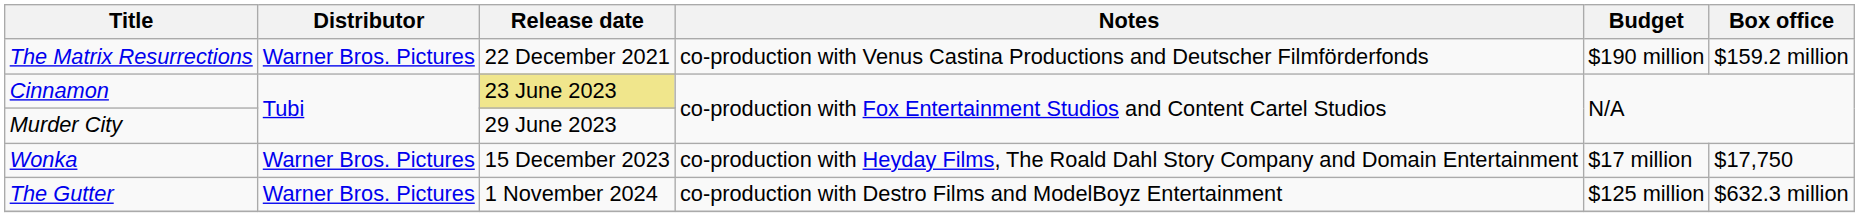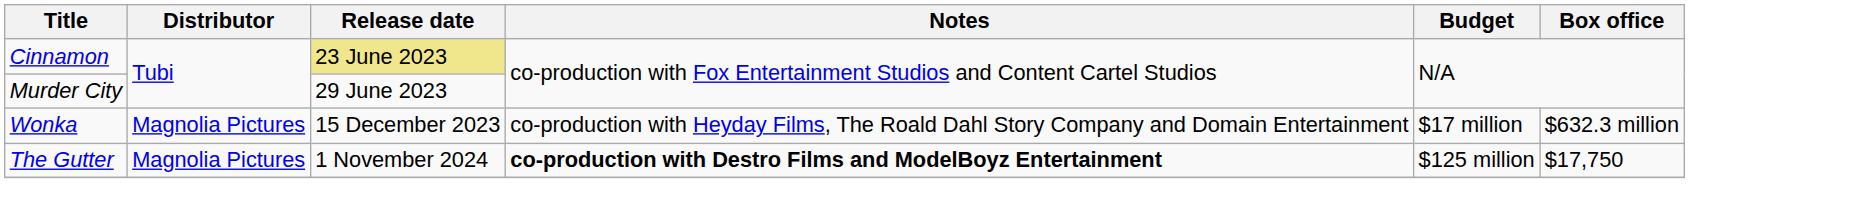- row: (131, 56)
(369, 159) Warner Bros. Pictures -> (219, 125) Magnolia Pictures
(1754, 159) $17,750 -> (1612, 125) $632.3 million
(369, 194) Warner Bros. Pictures -> (219, 159) Magnolia Pictures
(981, 194) normal -> (836, 159) bold
(1782, 194) $632.3 million -> (1584, 159) $17,750
